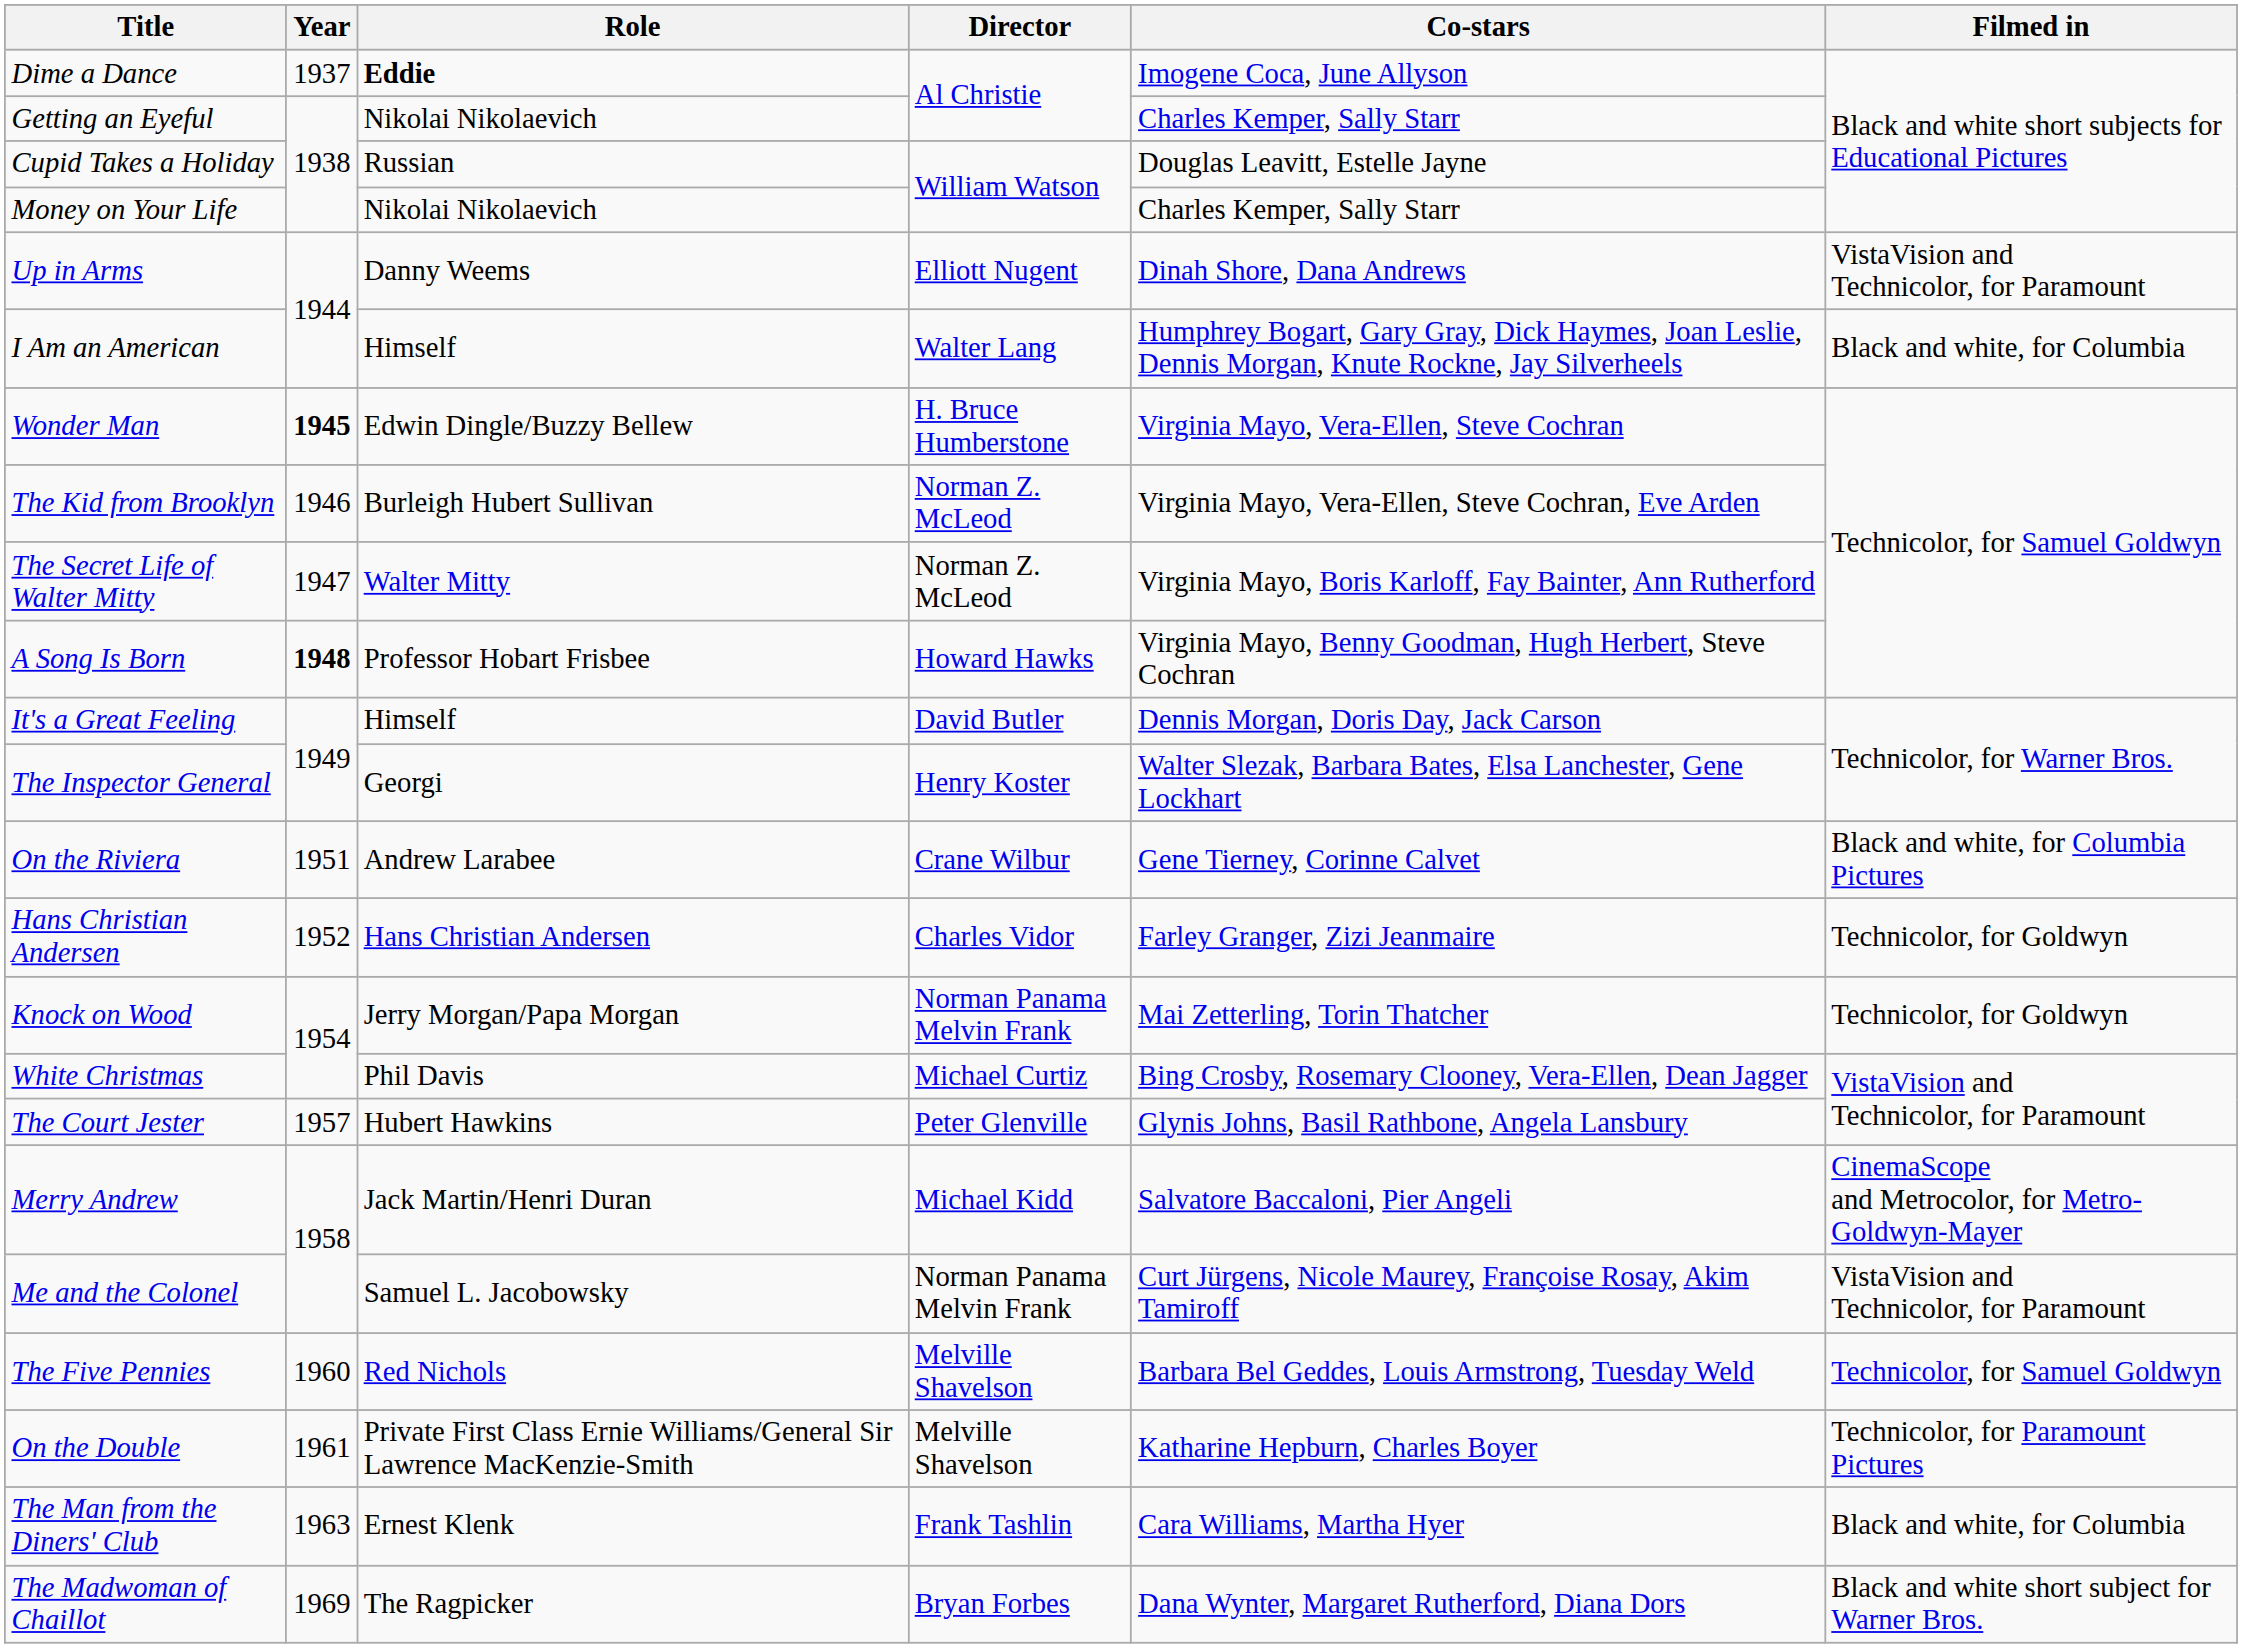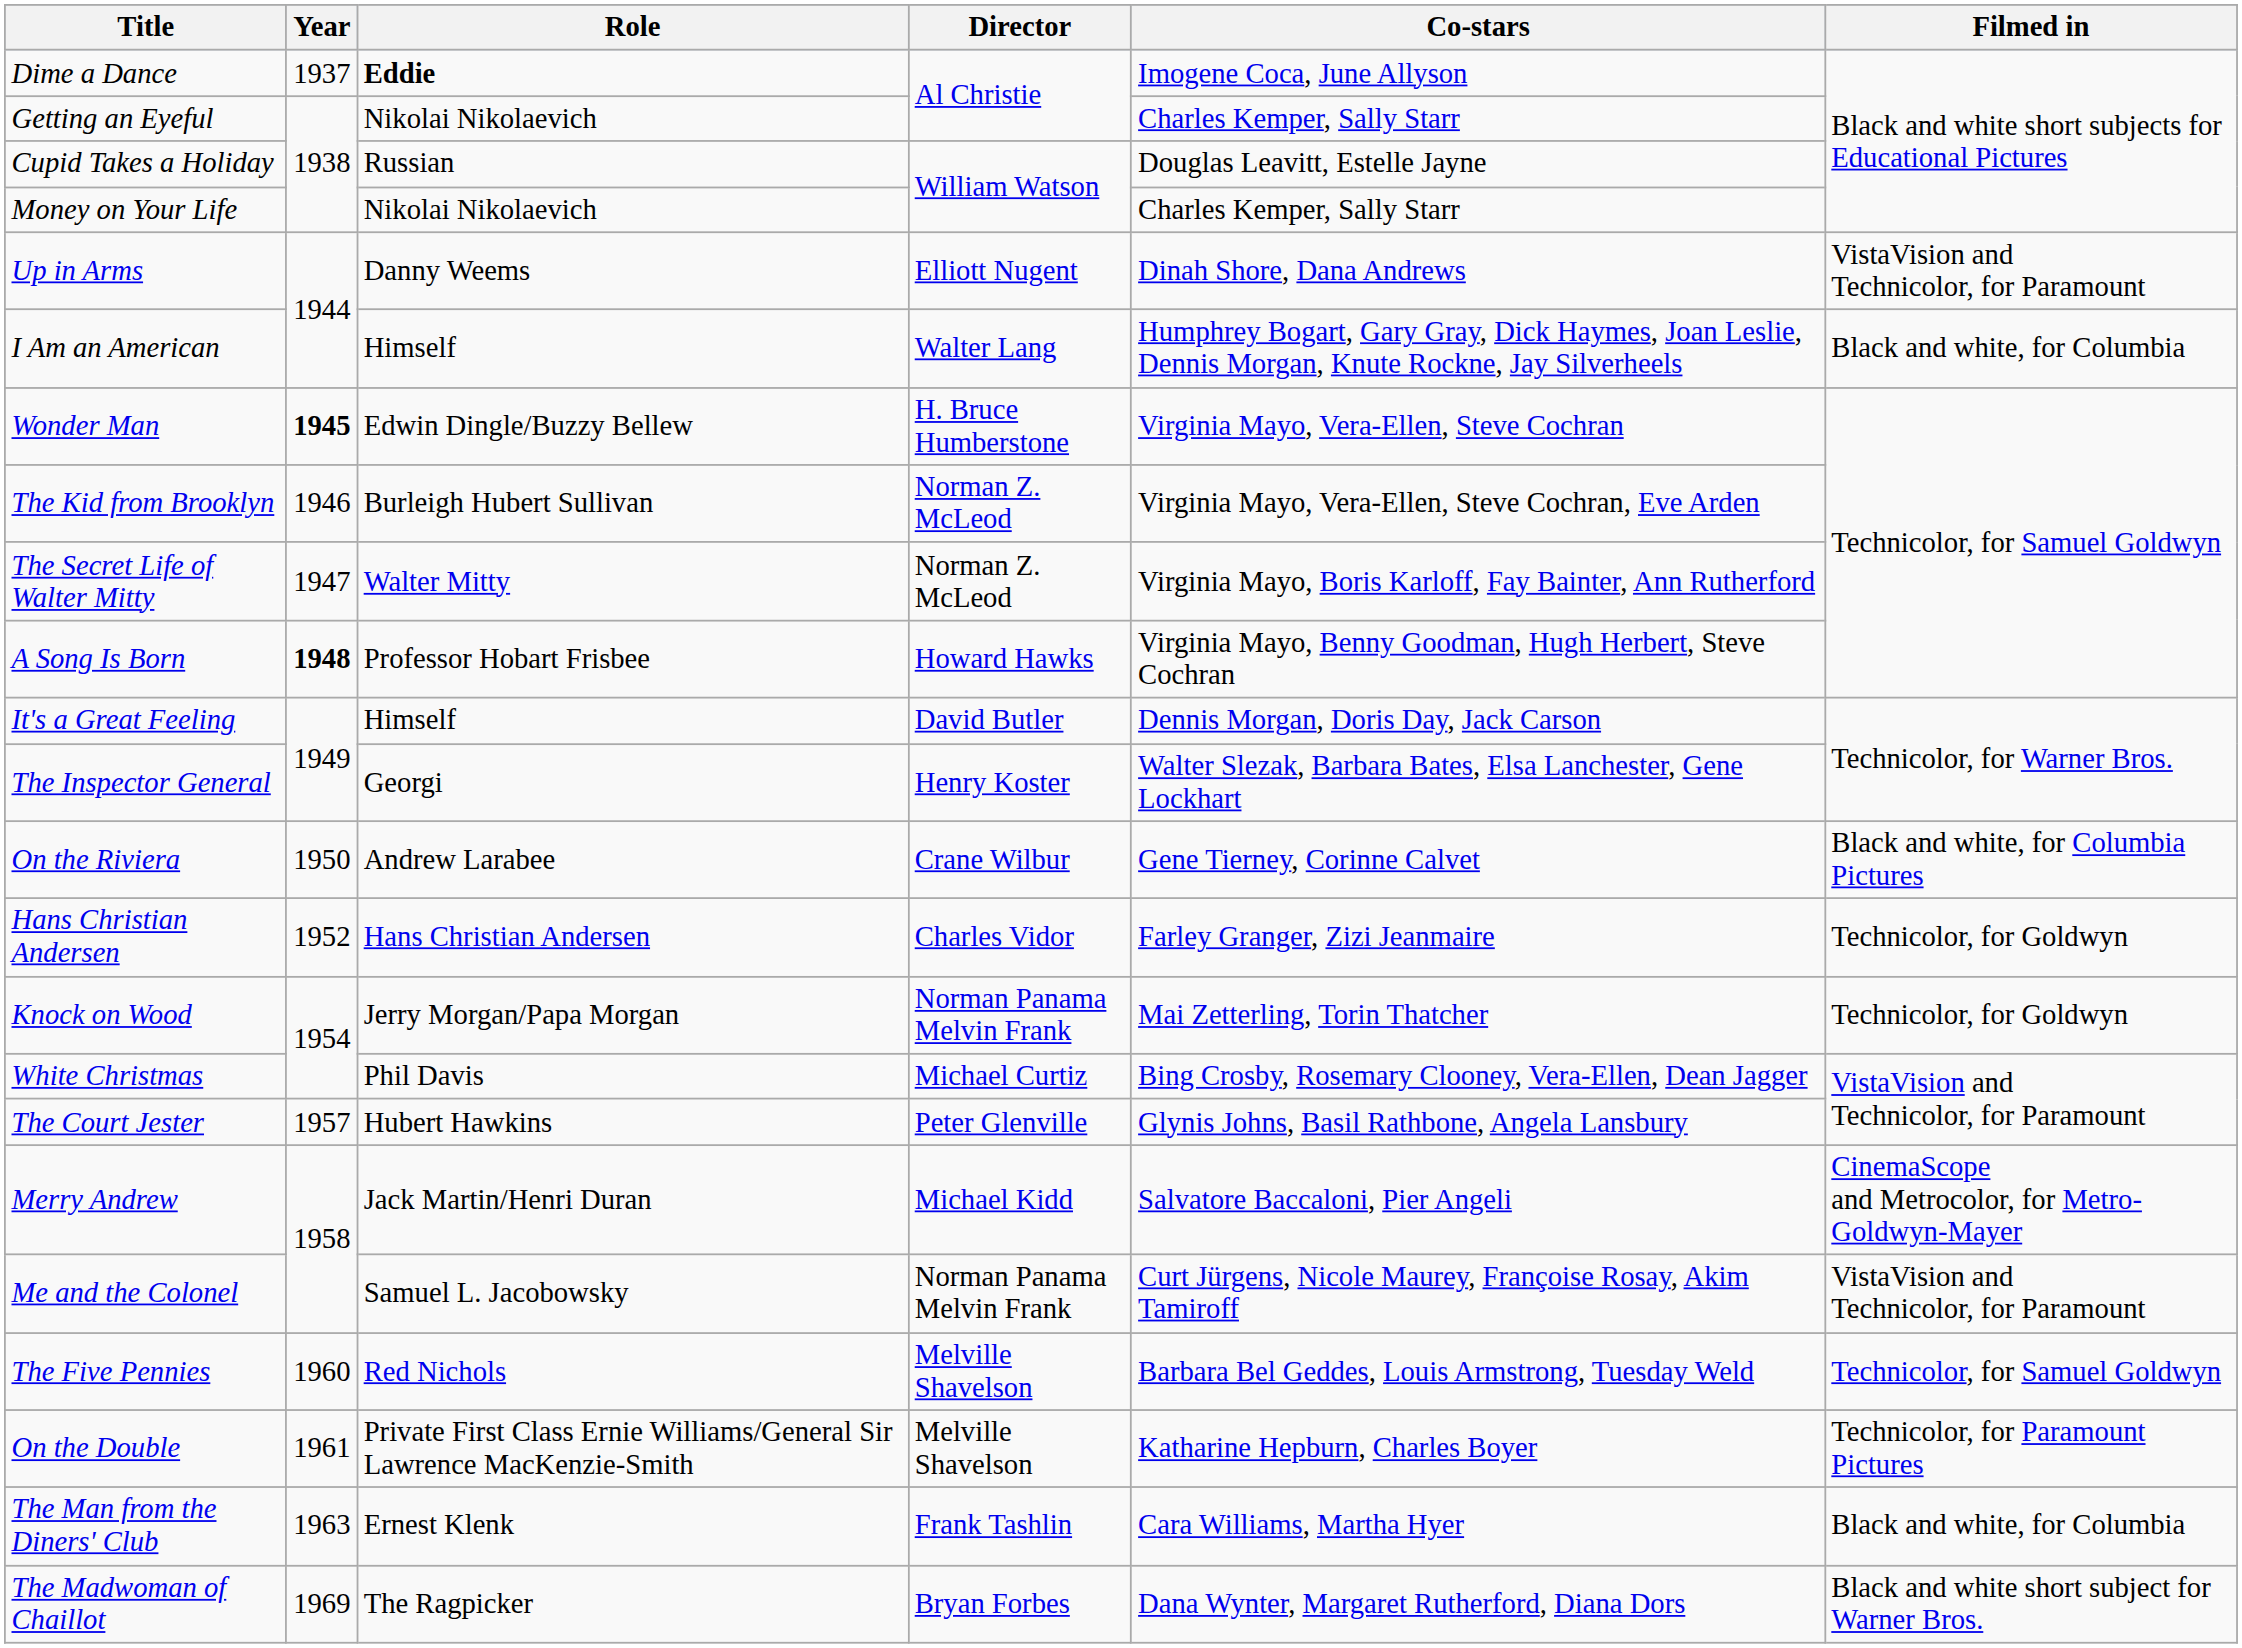(322, 859) 1951 -> (322, 859) 1950
